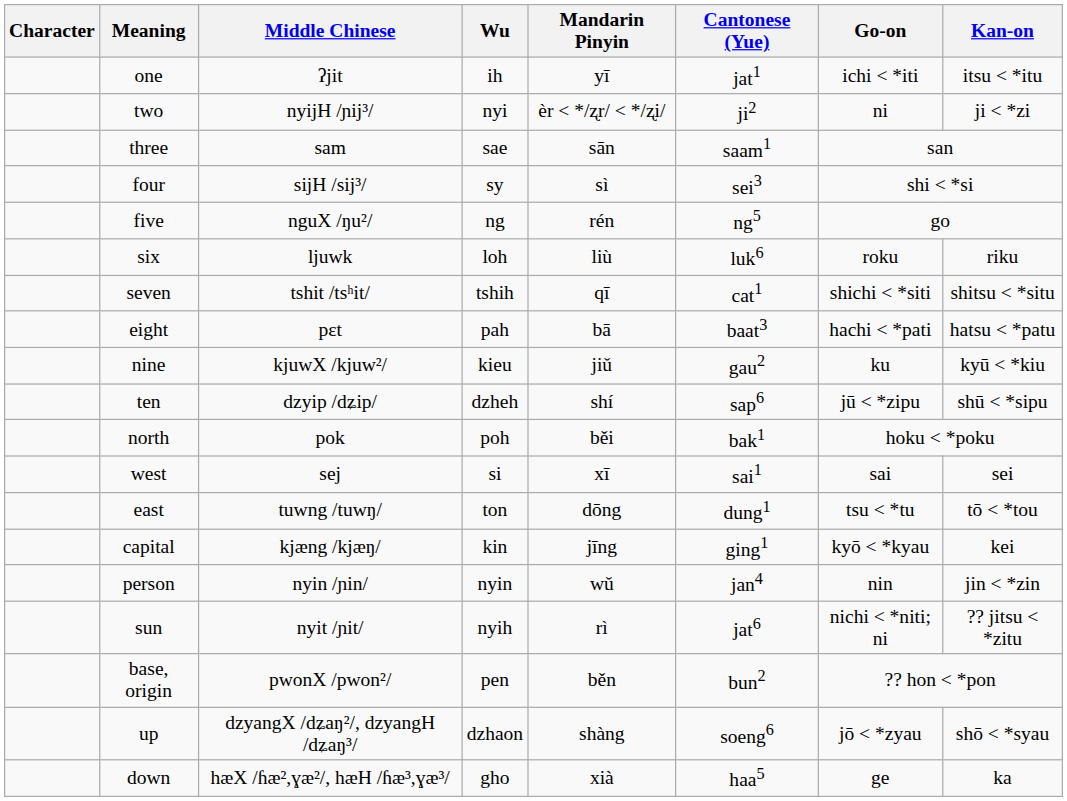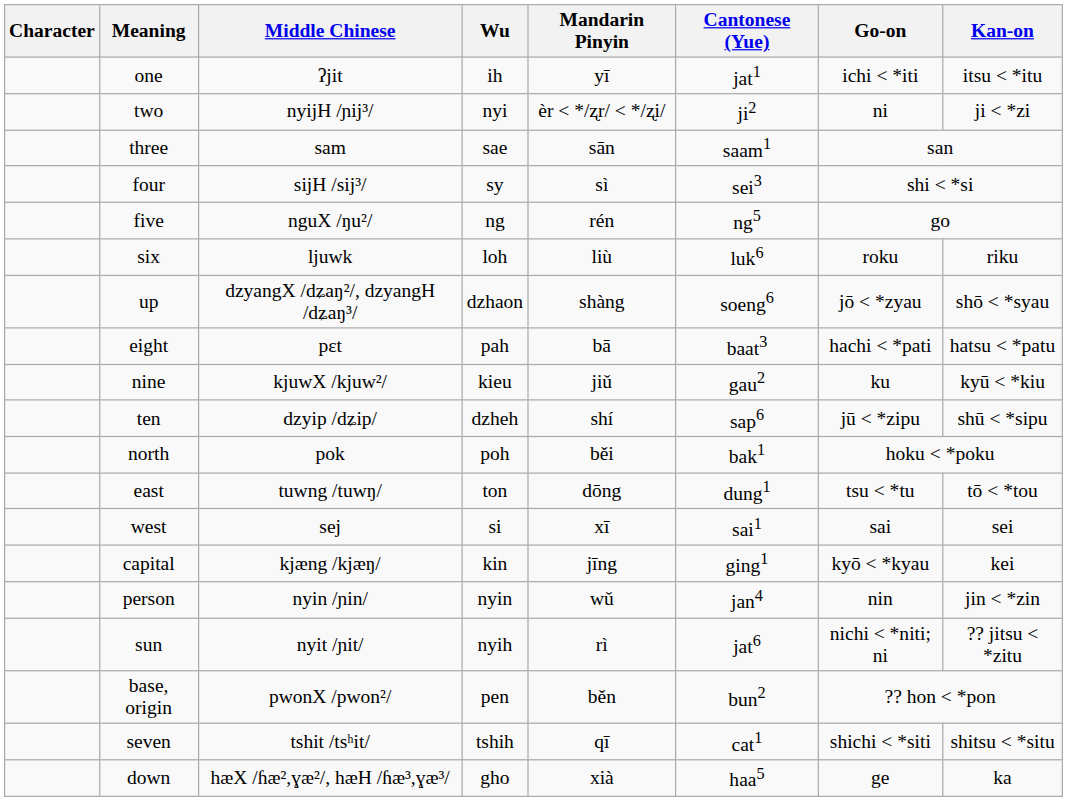rows swapped: (149, 292) <-> (149, 733)
rows swapped: (149, 474) <-> (149, 510)
